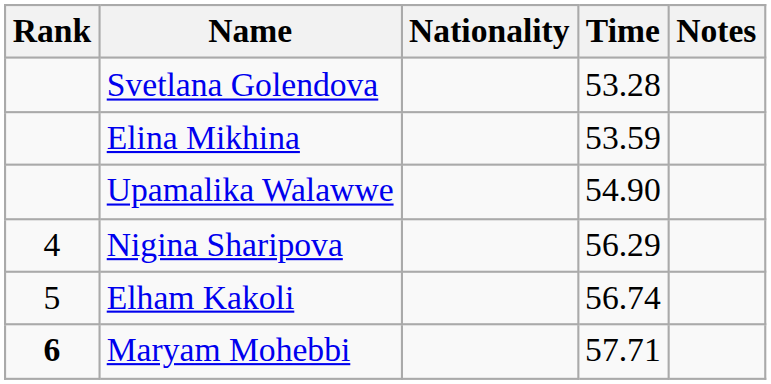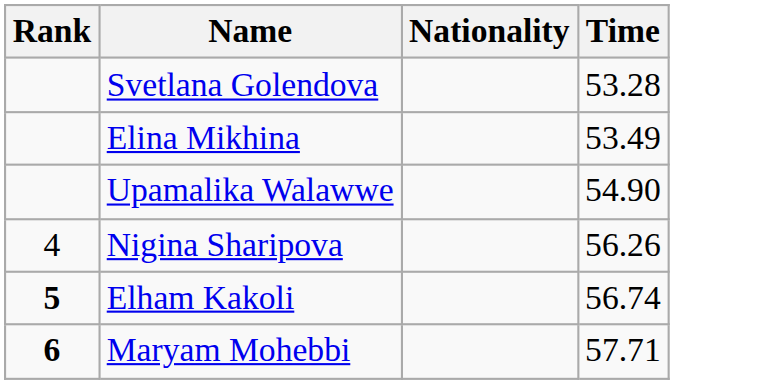- column: (716, 31)
(623, 137) 53.59 -> (623, 137) 53.49
(623, 244) 56.29 -> (623, 244) 56.26
(52, 297) normal -> (52, 297) bold
